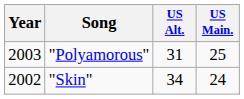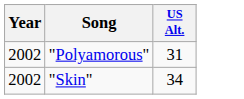- column: (218, 22)
(25, 54) 2003 -> (25, 54) 2002
